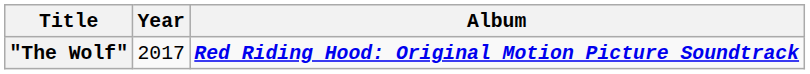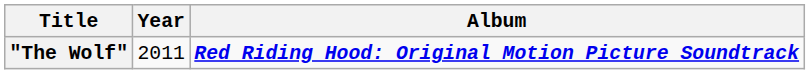(161, 53) 2017 -> (161, 53) 2011
